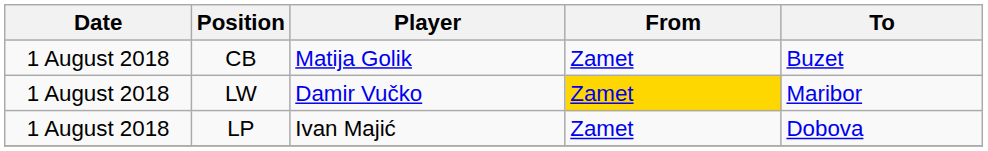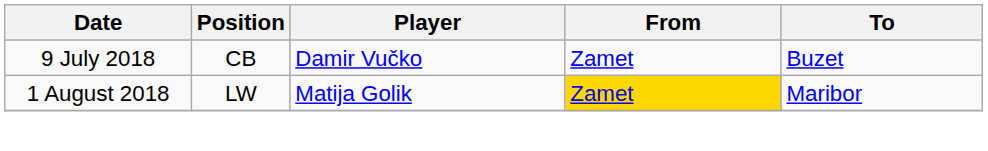(98, 58) 1 August 2018 -> (98, 58) 9 July 2018
(354, 58) Matija Golik -> (359, 58) Damir Vučko
(359, 93) Damir Vučko -> (354, 93) Matija Golik
- row: (241, 129)
